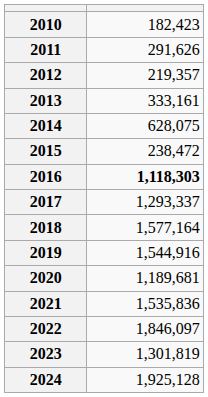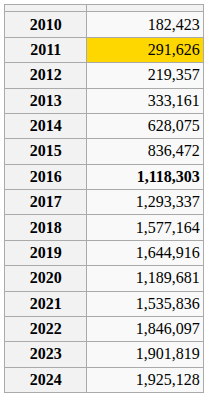(174, 49) no background -> (174, 49) gold background
(174, 151) 238,472 -> (174, 151) 836,472
(168, 252) 1,544,916 -> (168, 252) 1,644,916
(168, 354) 1,301,819 -> (168, 354) 1,901,819
